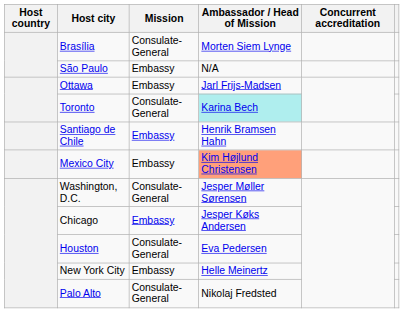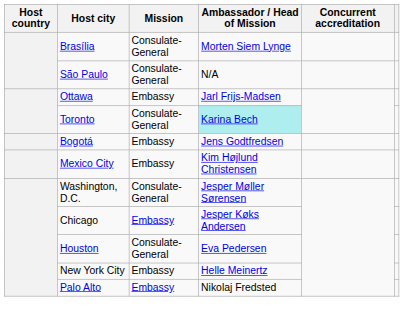(153, 69) Embassy -> (157, 74) Consulate-General
- row: (88, 136)
+ row: (76, 142)
(230, 164) lightsalmon background -> (229, 164) no background
(157, 293) Consulate-General -> (153, 287) Embassy
